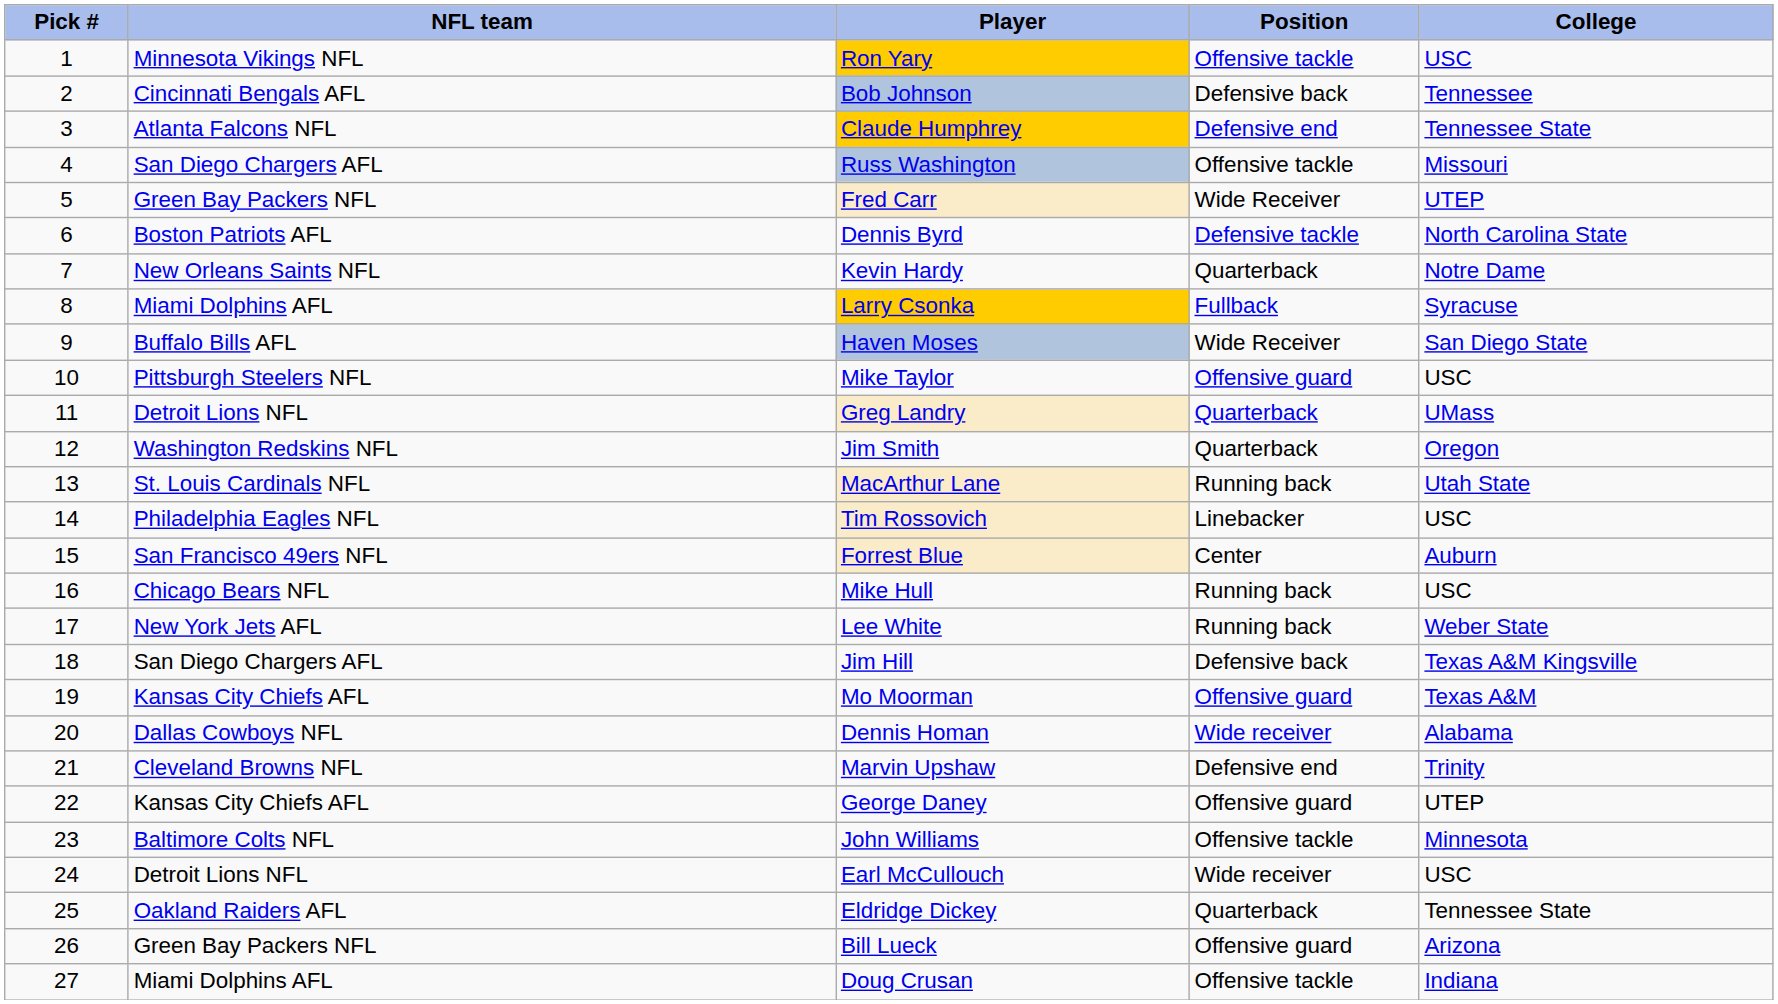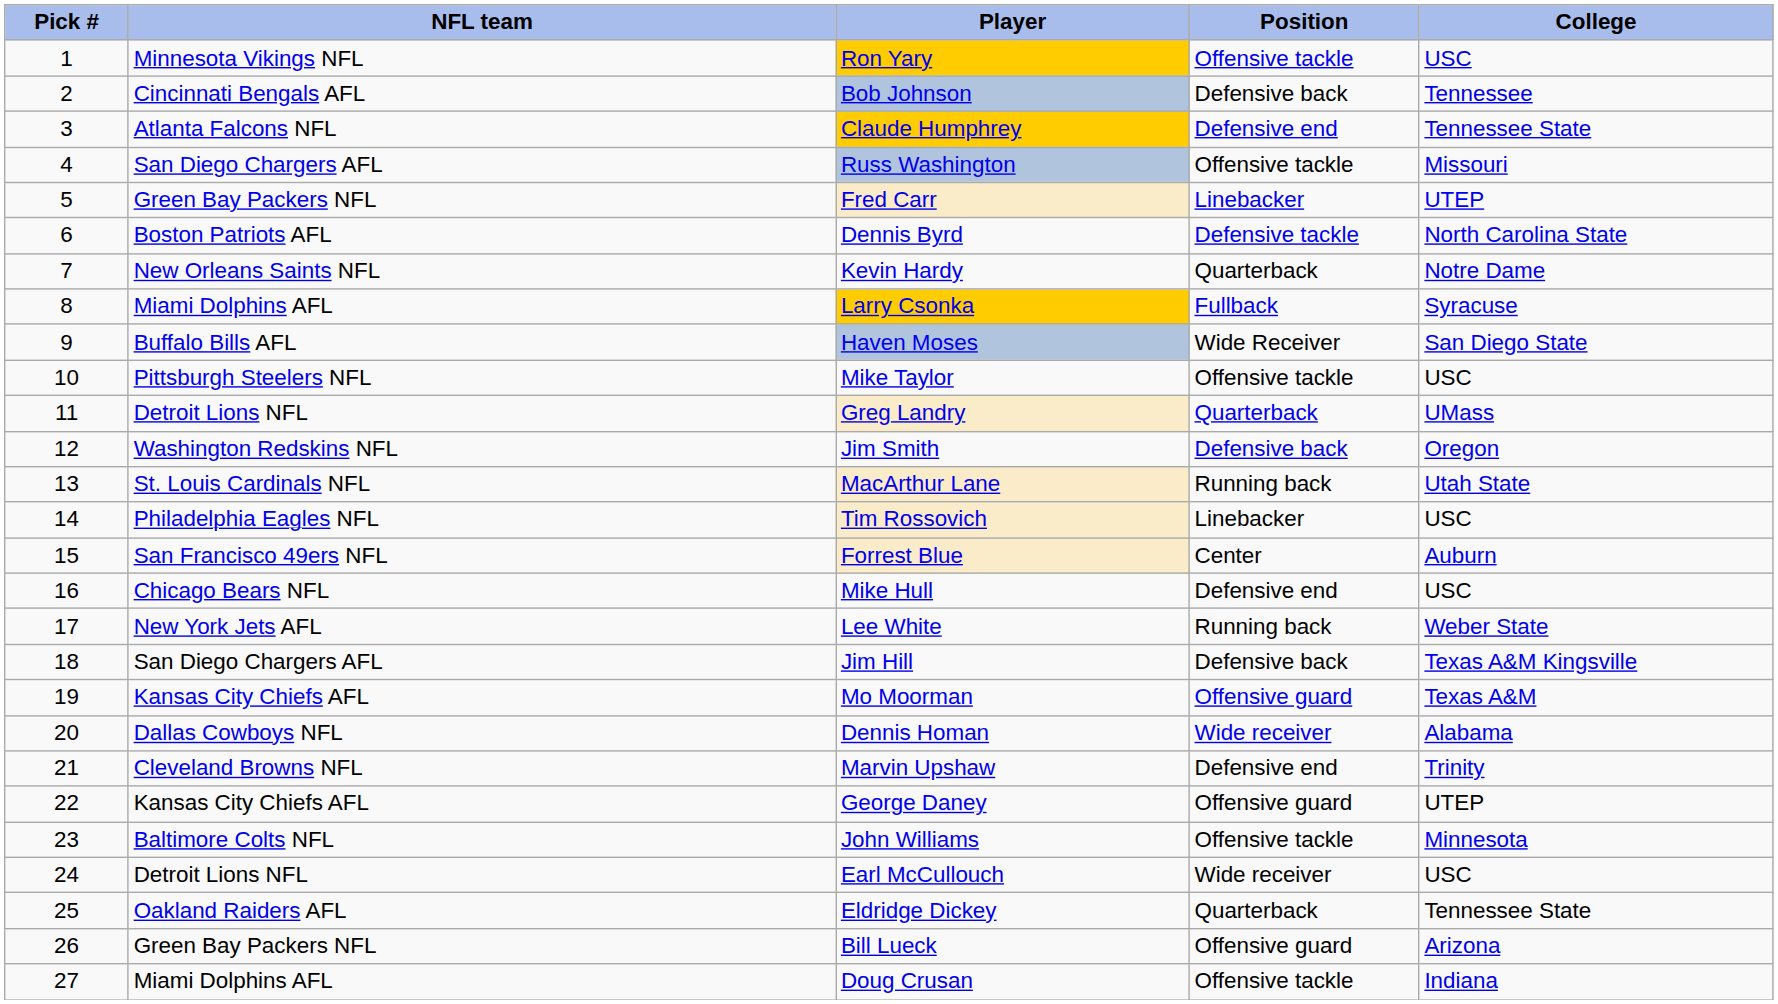(1267, 199) Wide Receiver -> (1249, 199) Linebacker
(1273, 377) Offensive guard -> (1274, 377) Offensive tackle
(1256, 448) Quarterback -> (1271, 448) Defensive back
(1263, 590) Running back -> (1266, 590) Defensive end
